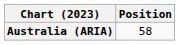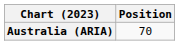(145, 31) 58 -> (145, 31) 70
